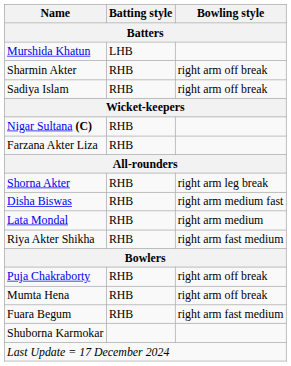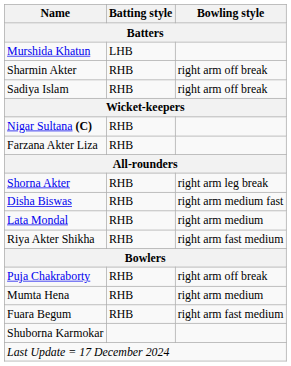(223, 295) right arm off break -> (221, 295) right arm medium
